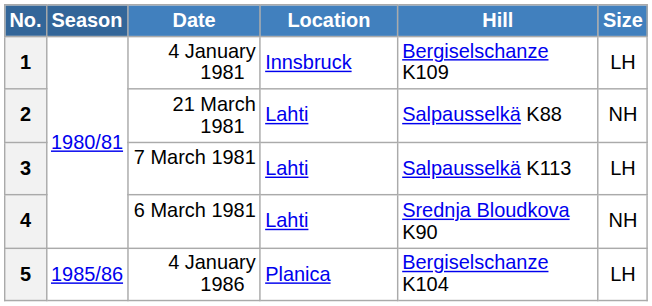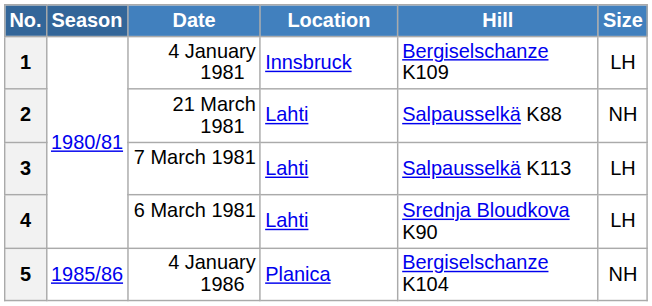(623, 221) NH -> (623, 221) LH
(623, 274) LH -> (623, 274) NH
